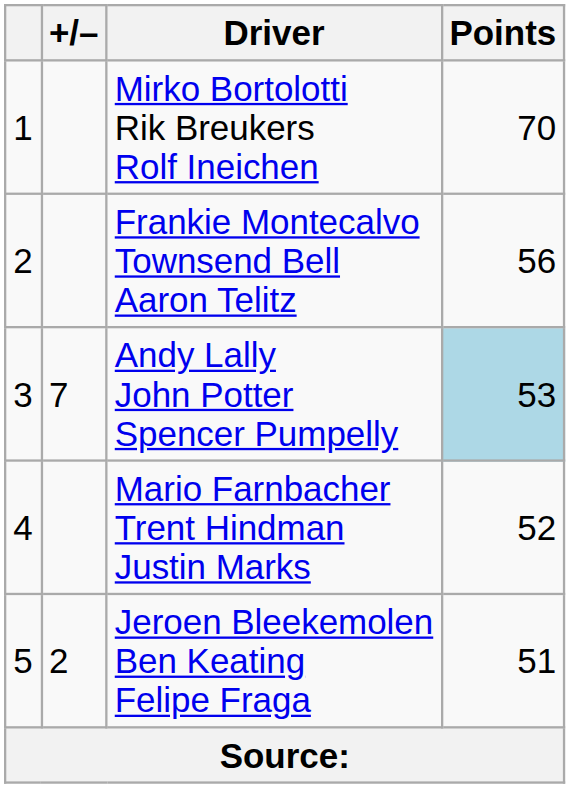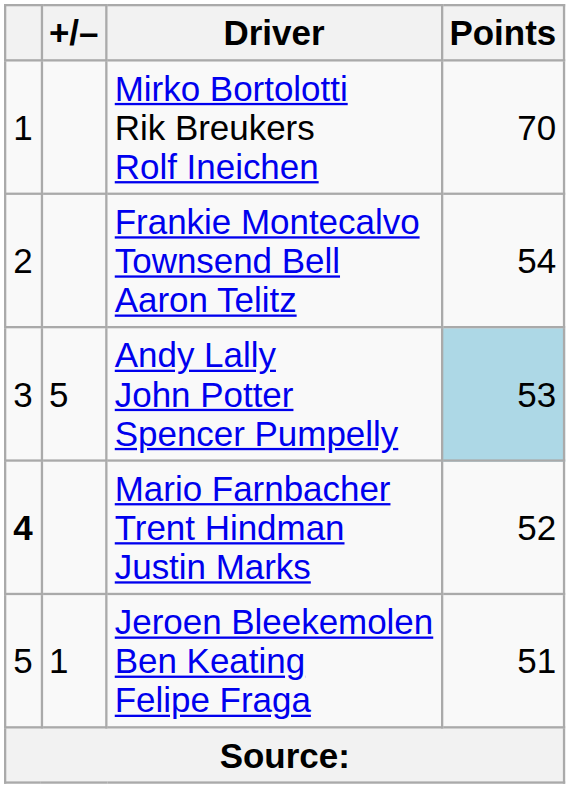(537, 261) 56 -> (537, 261) 54
(59, 395) 7 -> (59, 395) 5
(23, 528) normal -> (23, 528) bold
(59, 662) 2 -> (59, 662) 1
